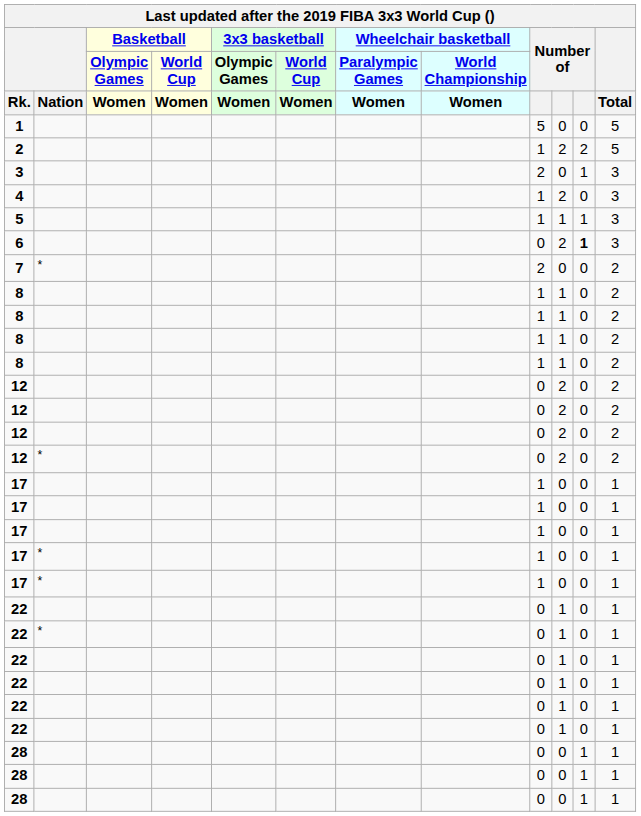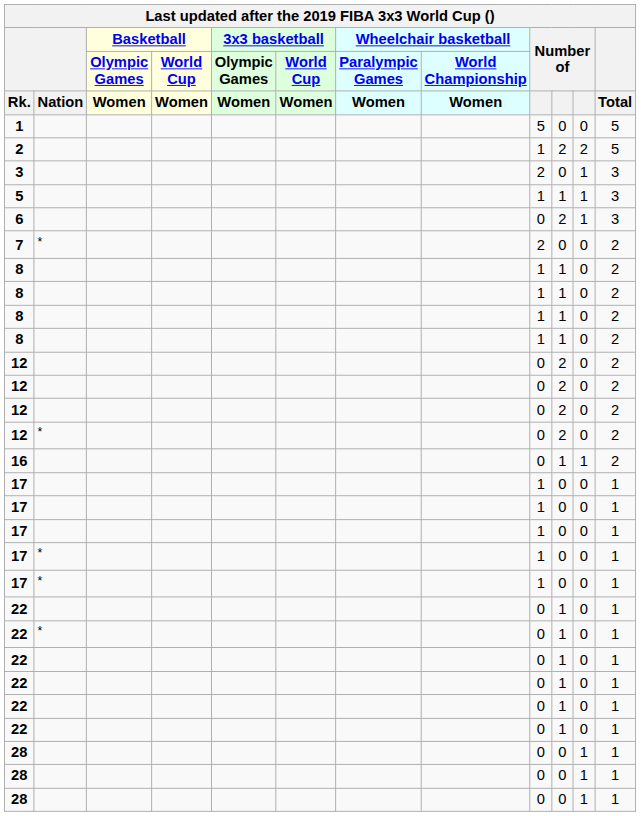- row: (19, 196)
(584, 242) bold -> (584, 219) normal
+ row: (19, 460)
